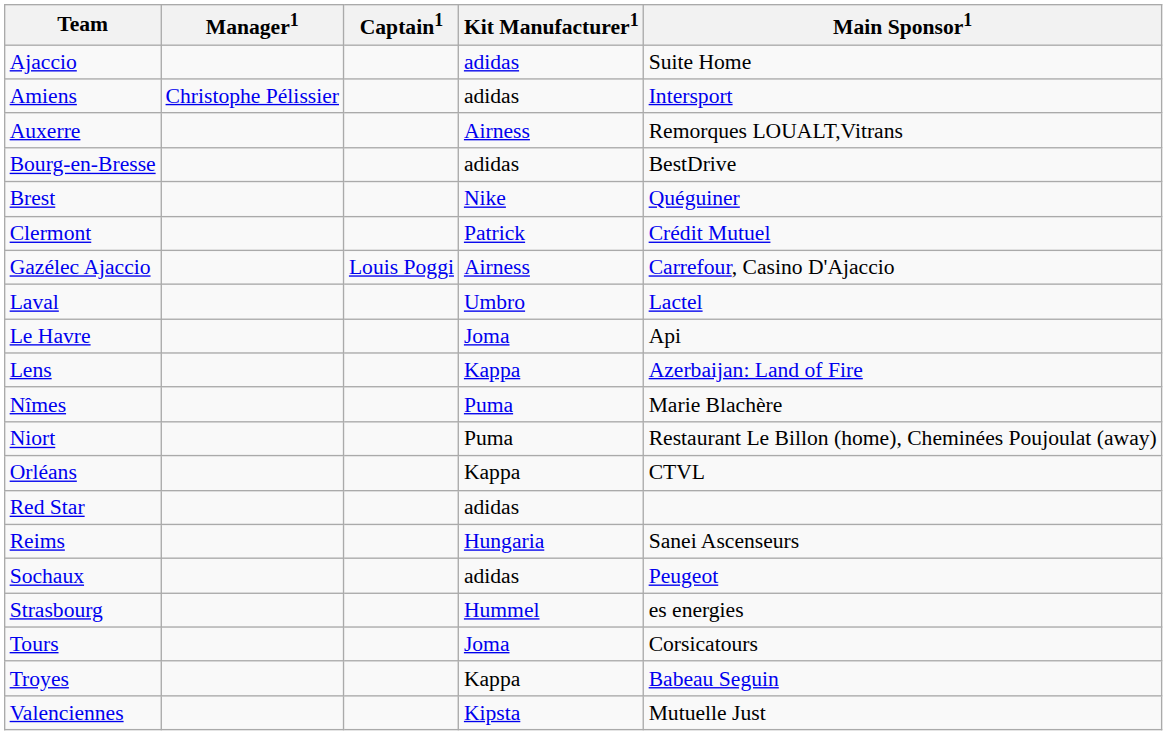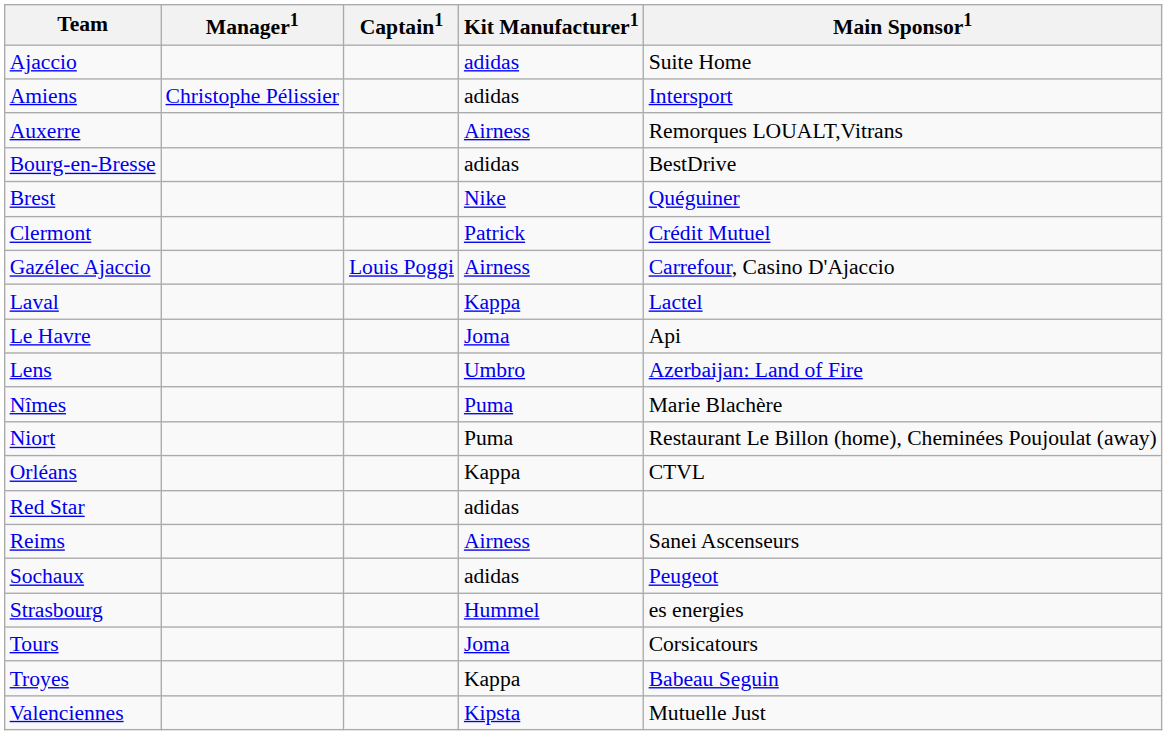(495, 301) Umbro -> (492, 301) Kappa
(492, 370) Kappa -> (495, 370) Umbro
(504, 541) Hungaria -> (497, 541) Airness
